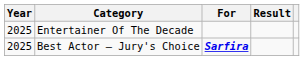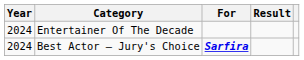(19, 30) 2025 -> (19, 30) 2024
(19, 47) 2025 -> (19, 47) 2024
